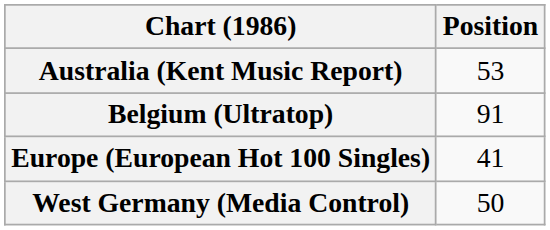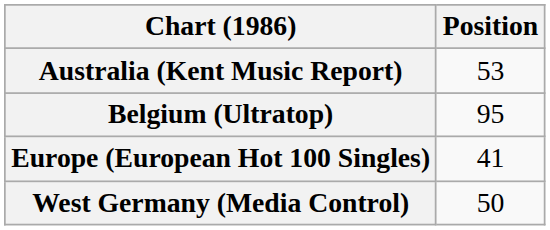(491, 114) 91 -> (491, 114) 95
